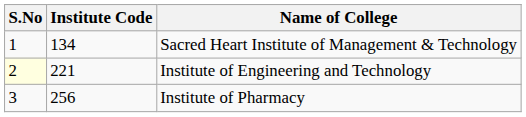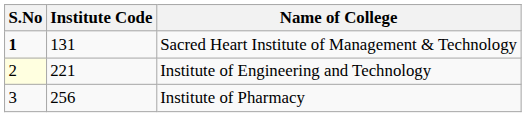(13, 44) normal -> (13, 44) bold
(63, 44) 134 -> (63, 44) 131
